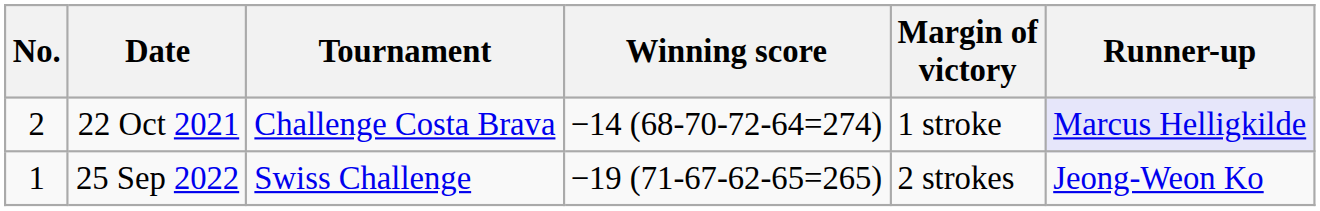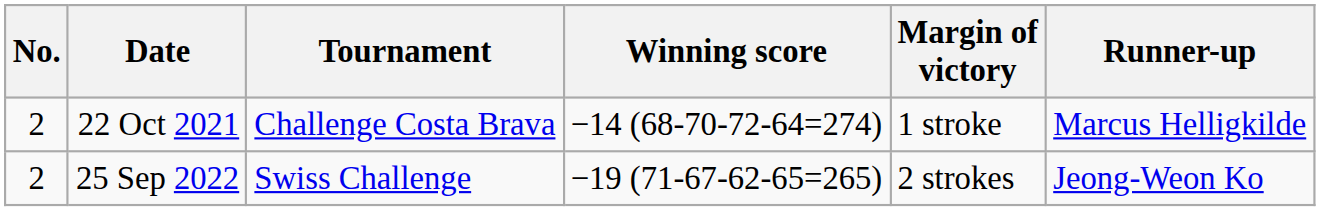(1180, 124) lavender background -> (1180, 124) no background
(37, 178) 1 -> (37, 178) 2
